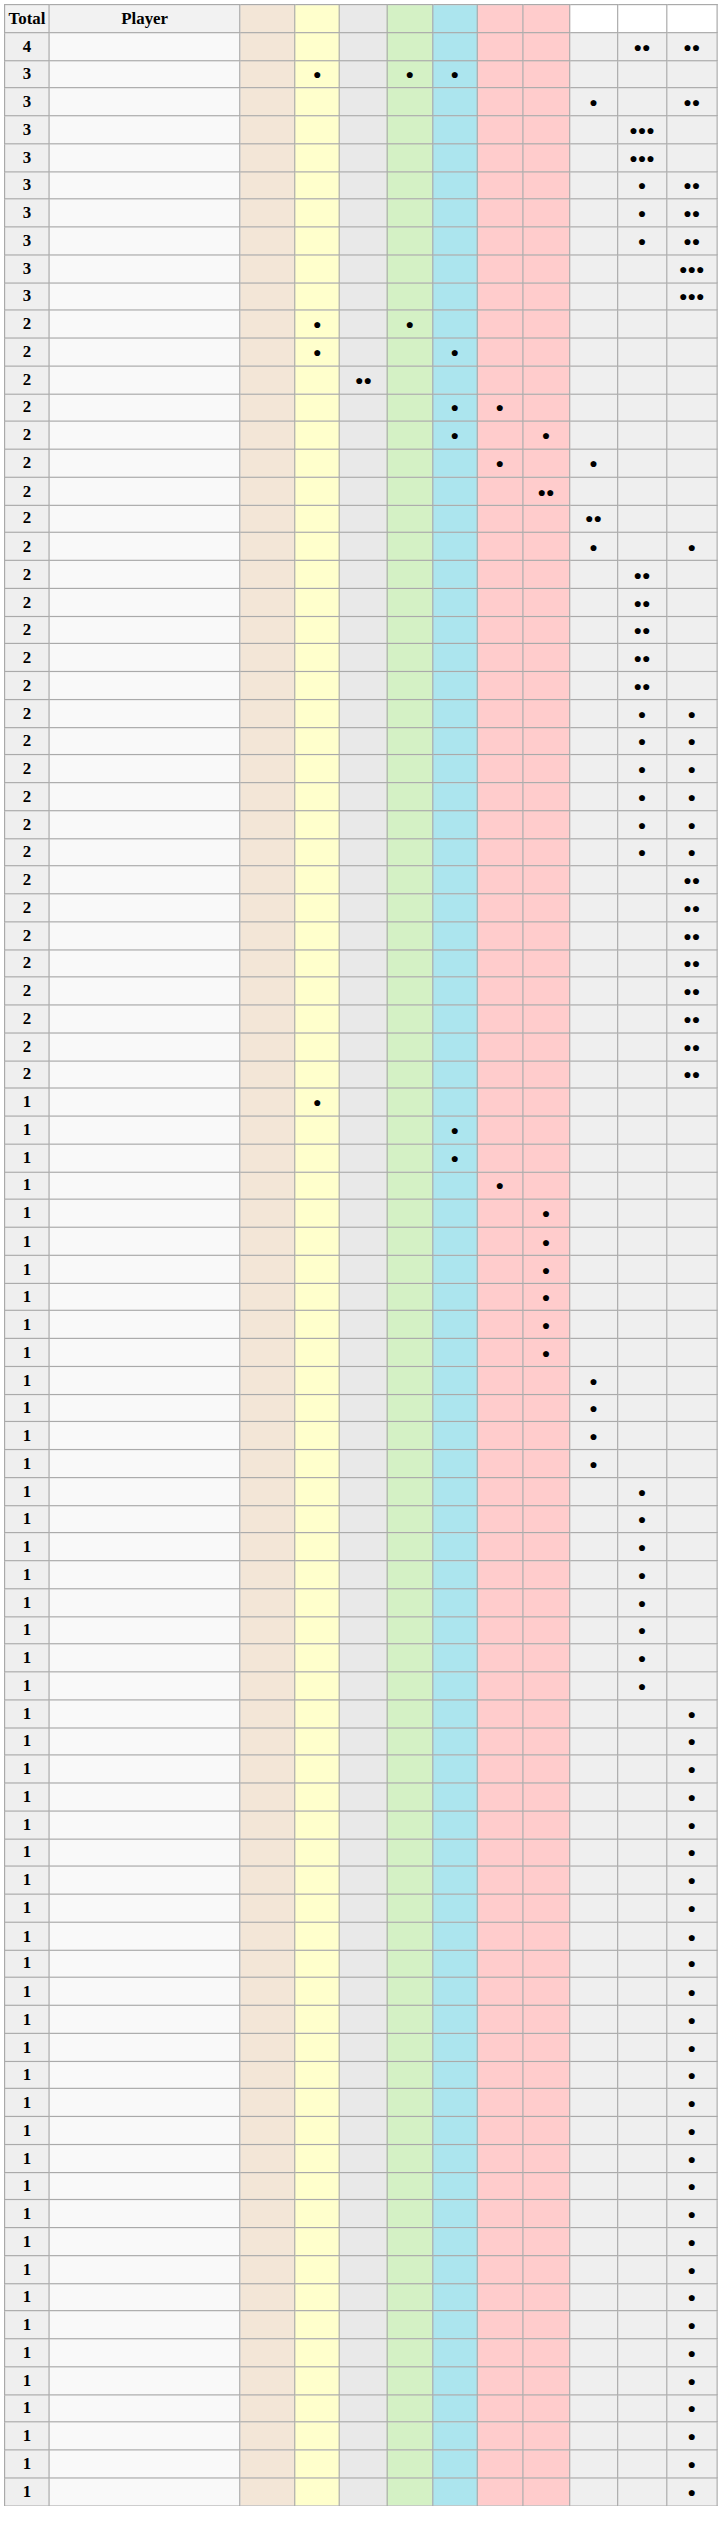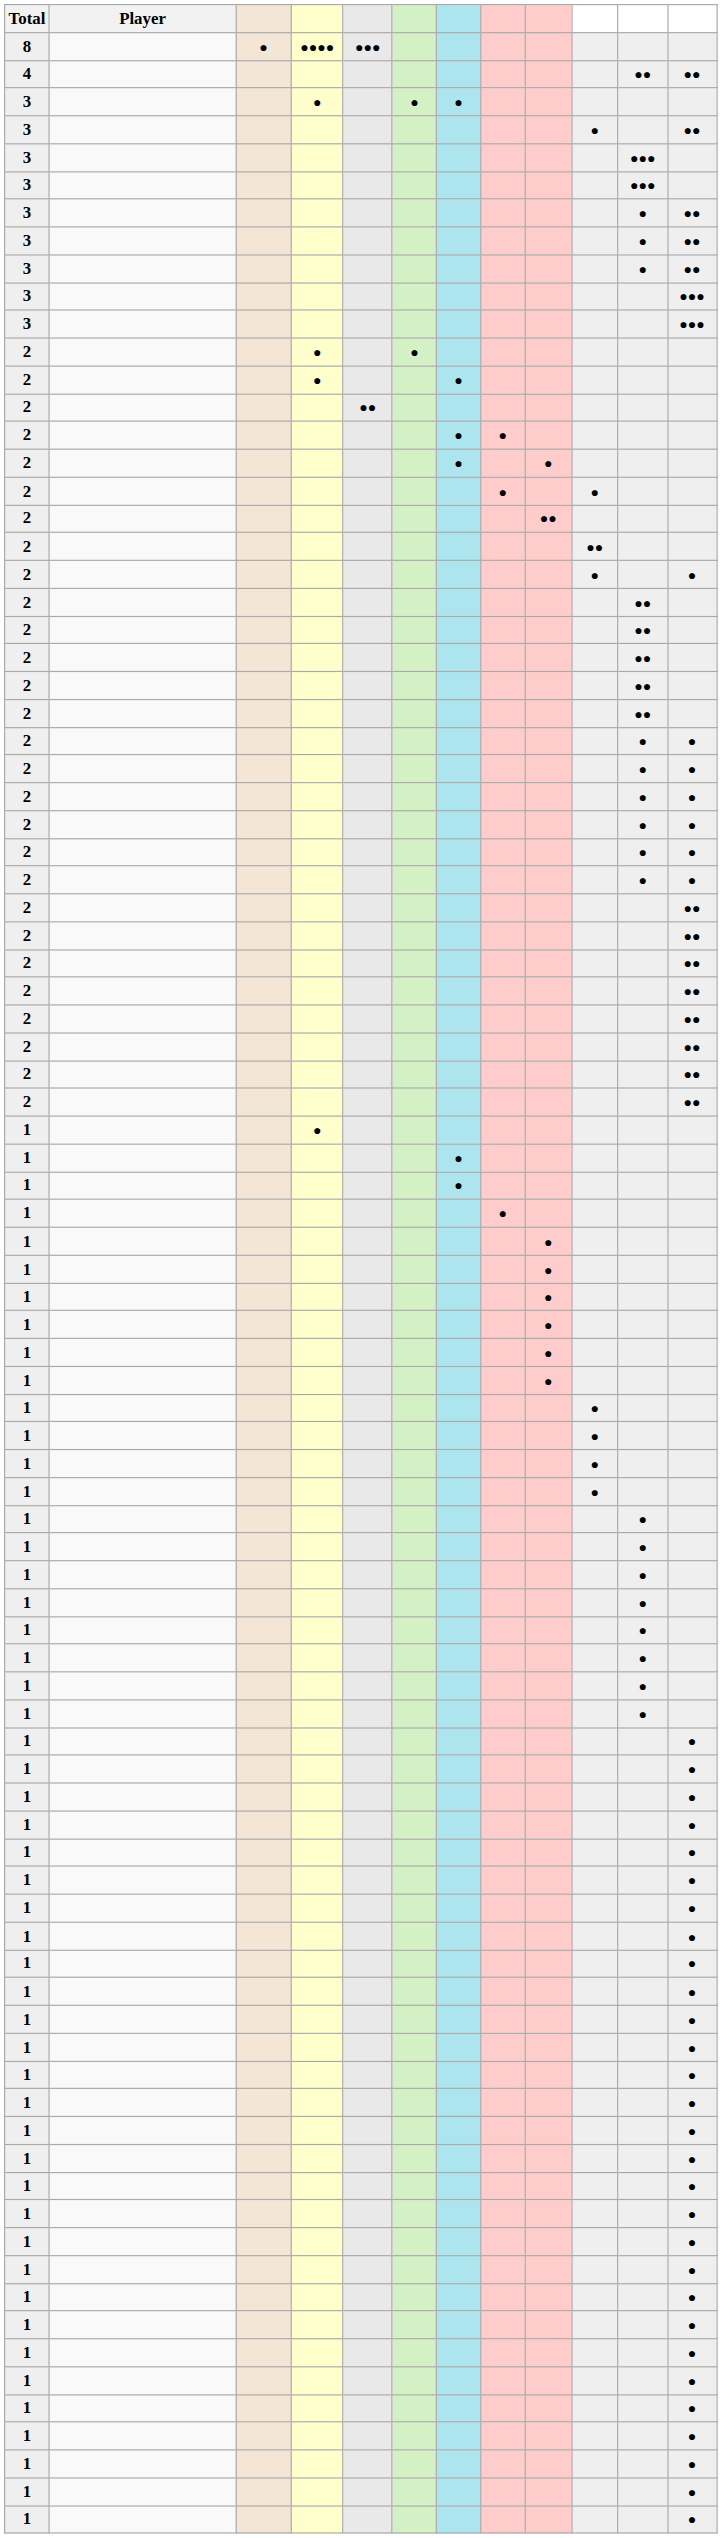+ row: (27, 46)
